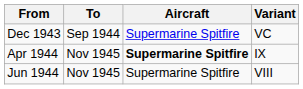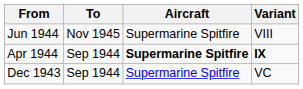rows swapped: (34, 34) <-> (33, 73)
(93, 53) Nov 1945 -> (93, 53) Sep 1944
(260, 53) normal -> (260, 53) bold
